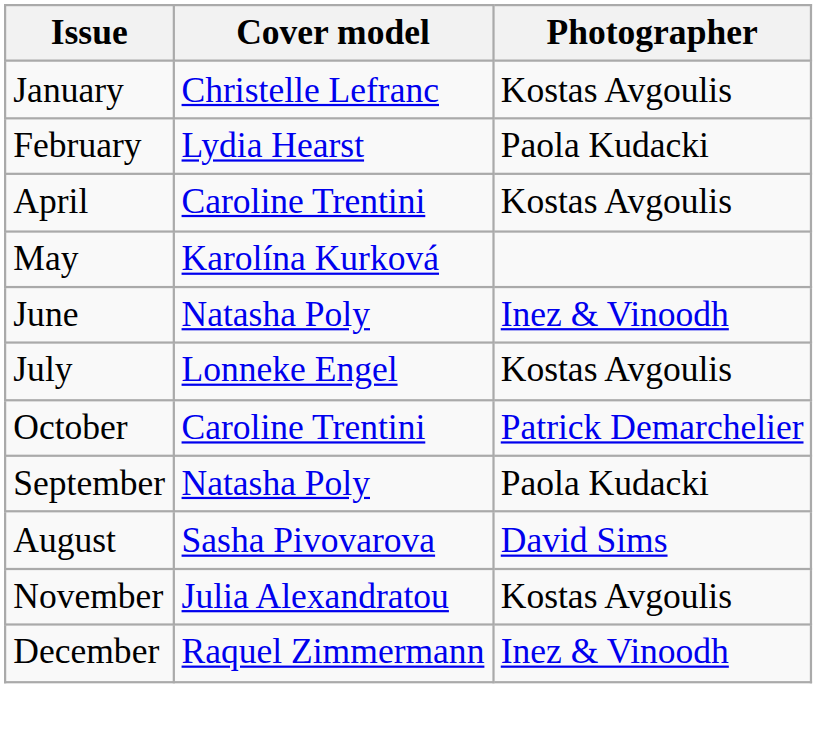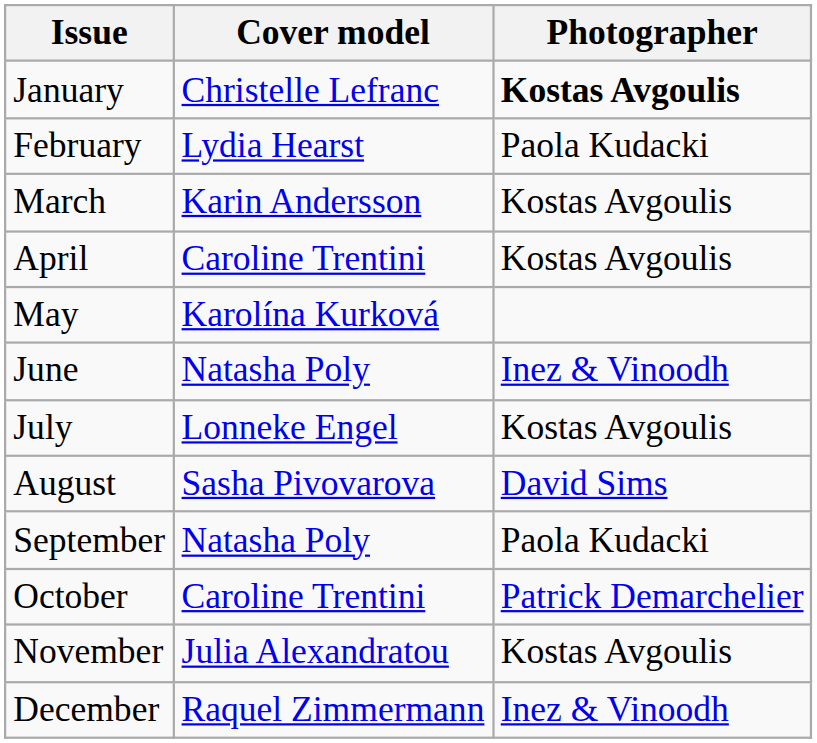(616, 88) normal -> (620, 88) bold
+ row: (60, 201)
rows swapped: (65, 539) <-> (70, 426)
